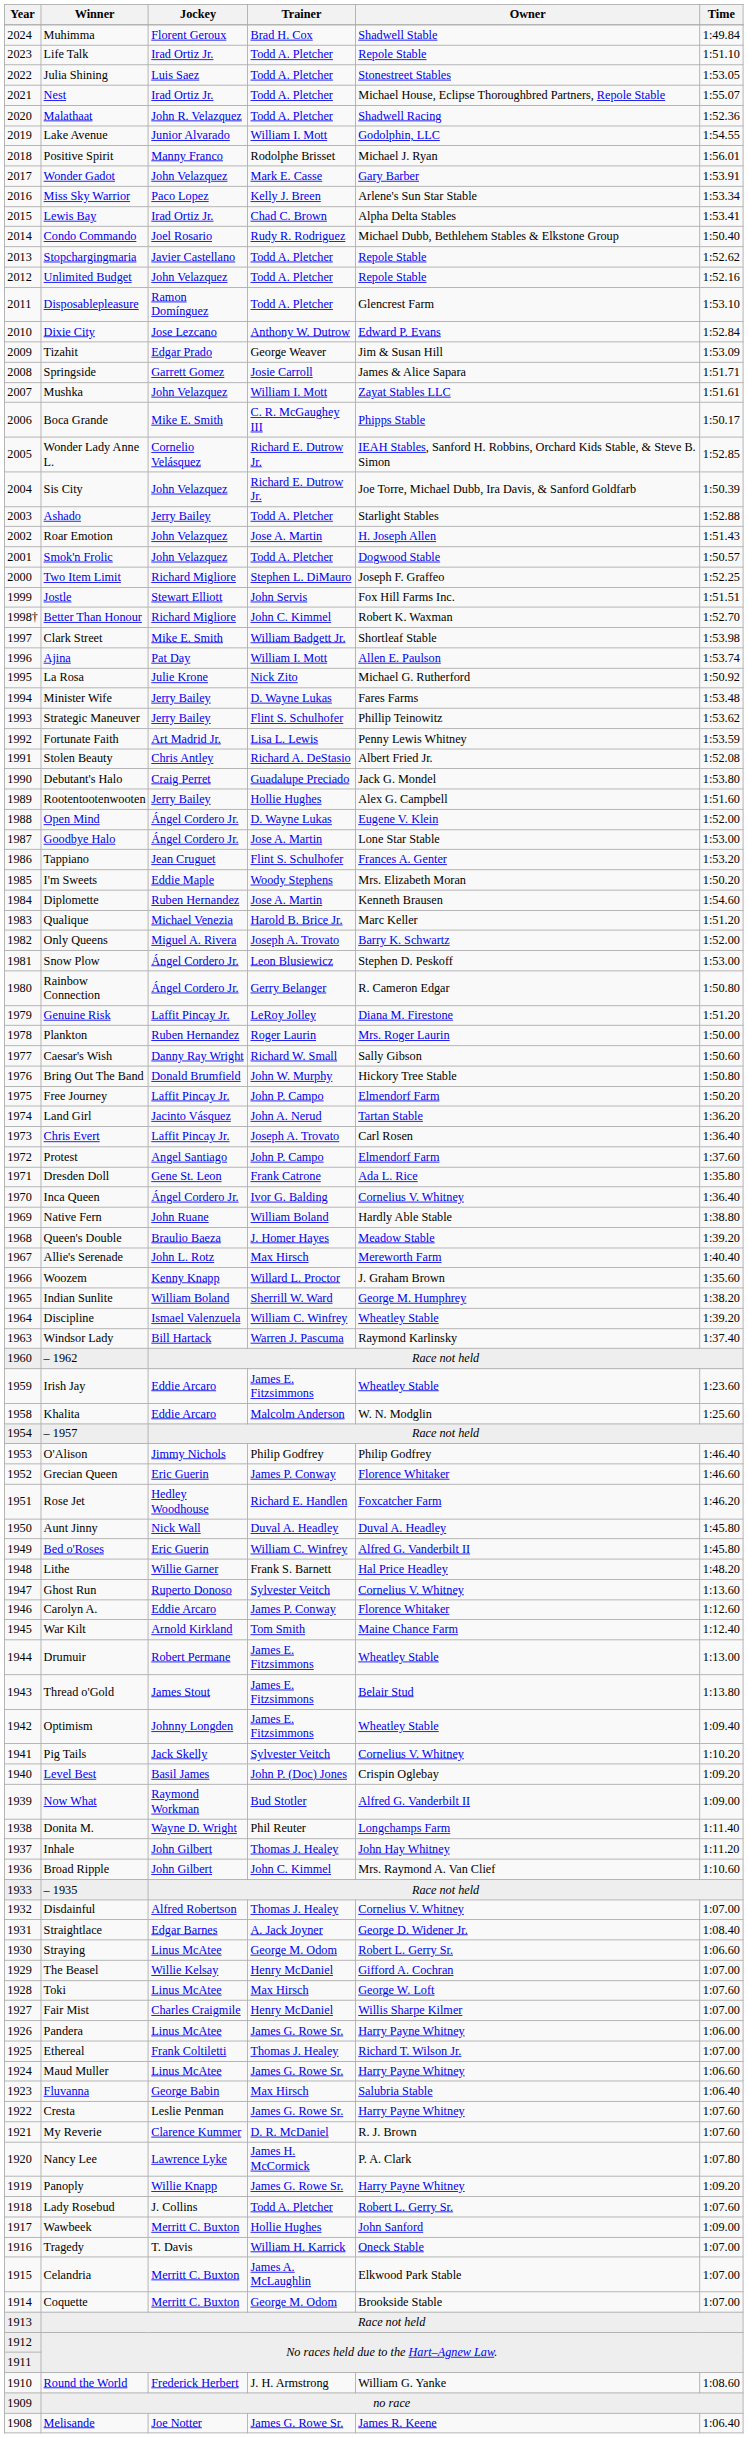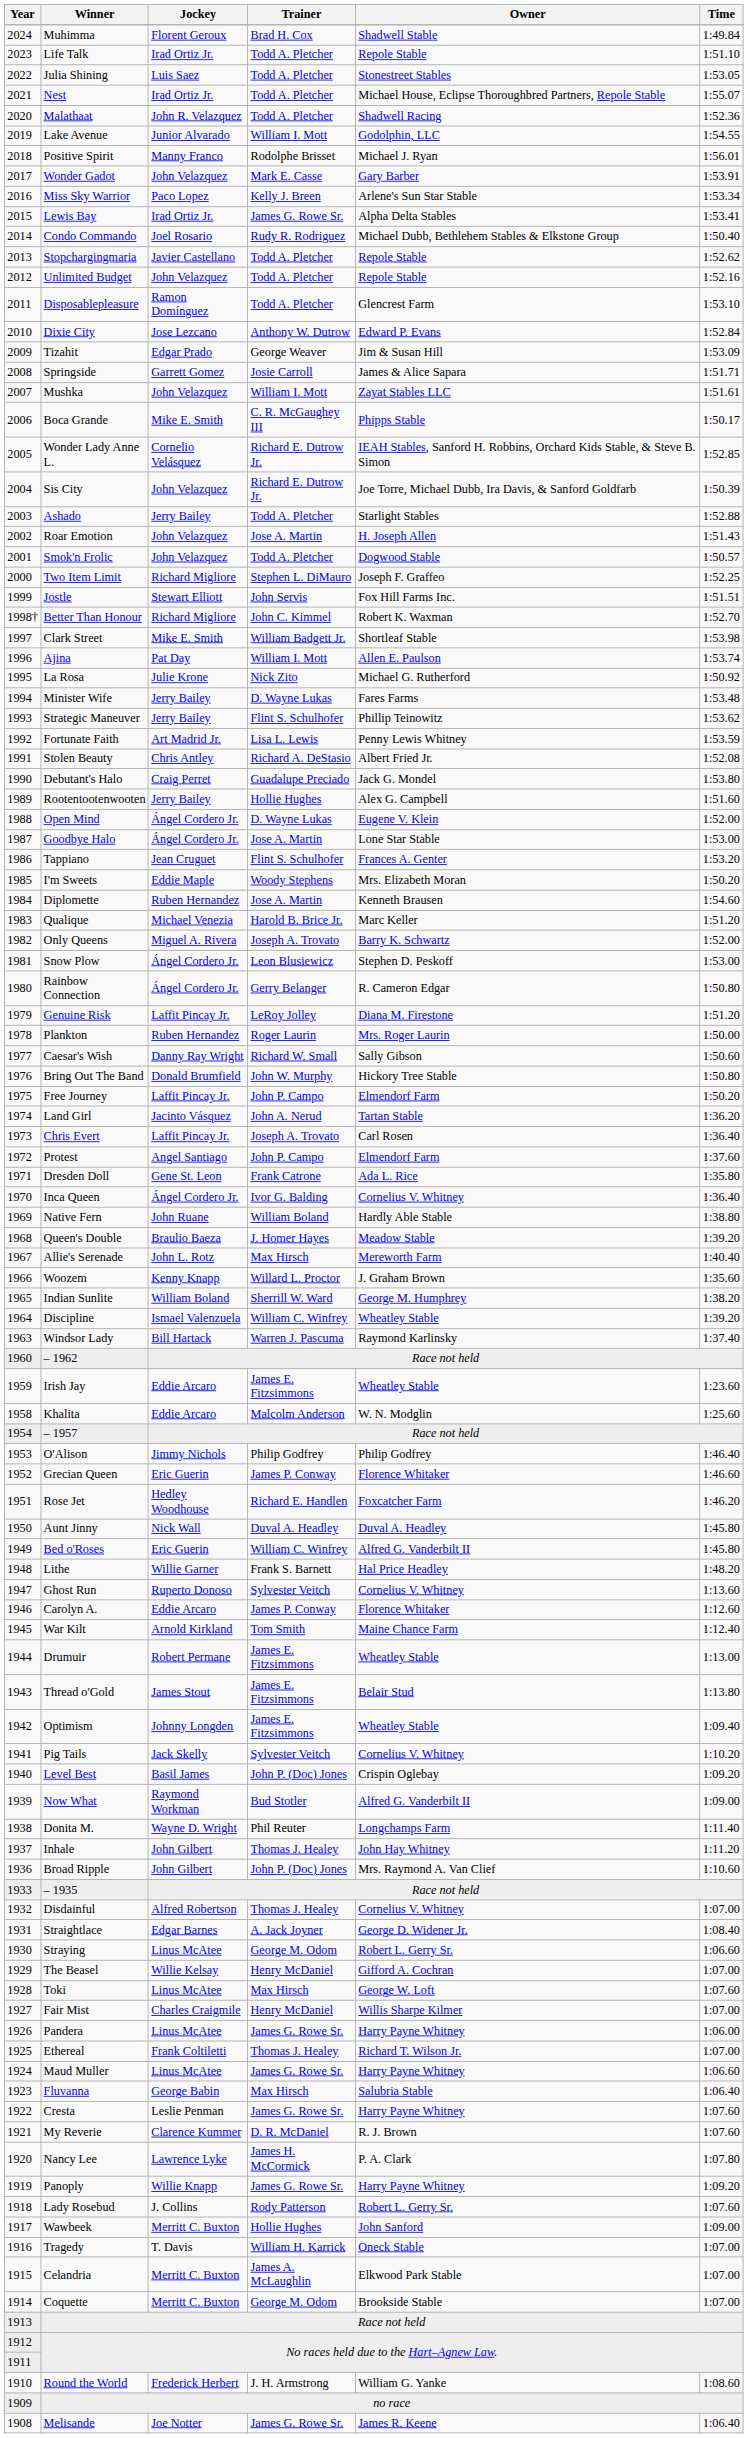(289, 216) Chad C. Brown -> (297, 216) James G. Rowe Sr.
(291, 1869) John C. Kimmel -> (299, 1869) John P. (Doc) Jones
(292, 2207) Todd A. Pletcher -> (288, 2207) Rody Patterson
